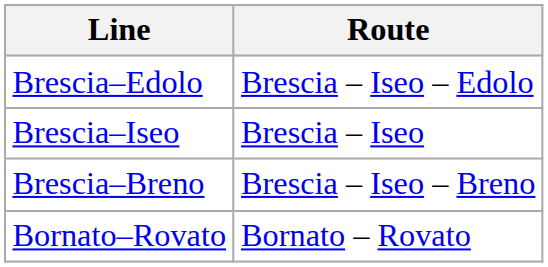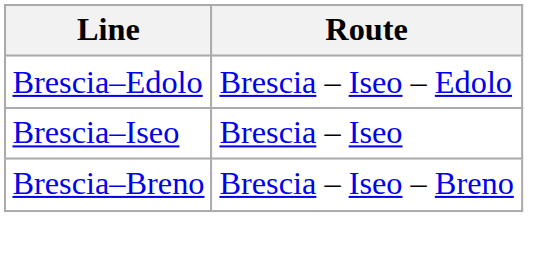- row: (119, 235)
